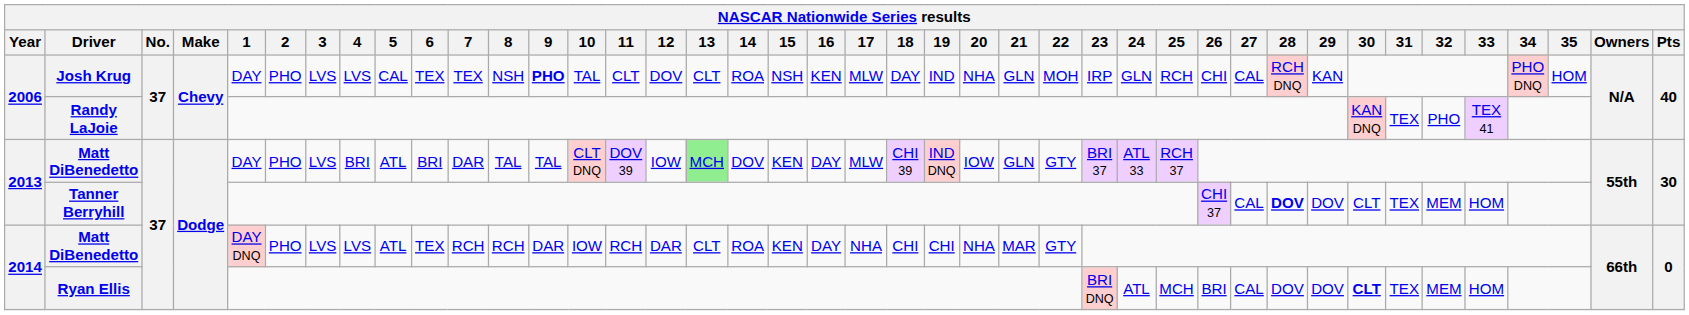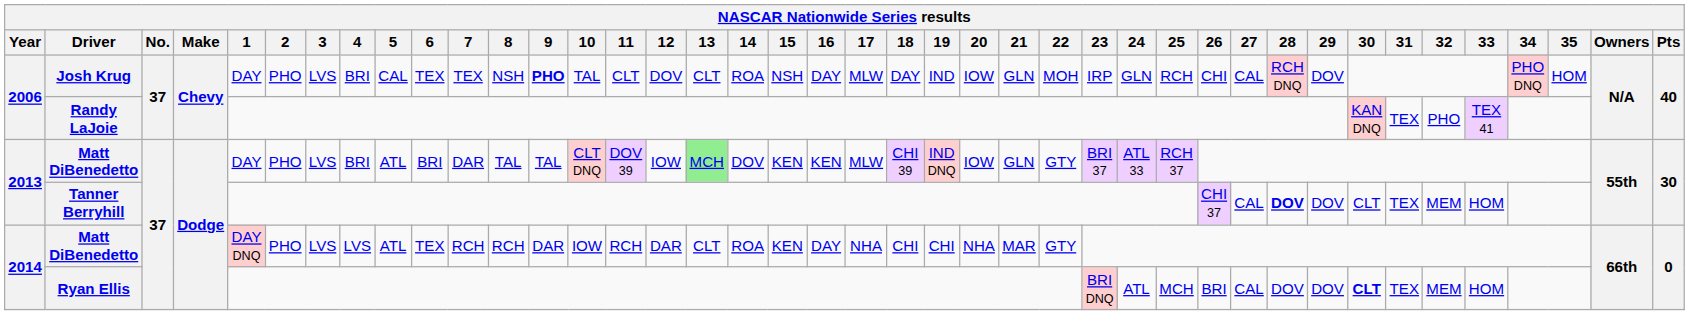(357, 76) LVS -> (357, 76) BRI
(826, 76) KEN -> (826, 76) DAY
(979, 76) NHA -> (979, 76) IOW
(1328, 76) KAN -> (1328, 76) DOV
(826, 161) DAY -> (826, 161) KEN
